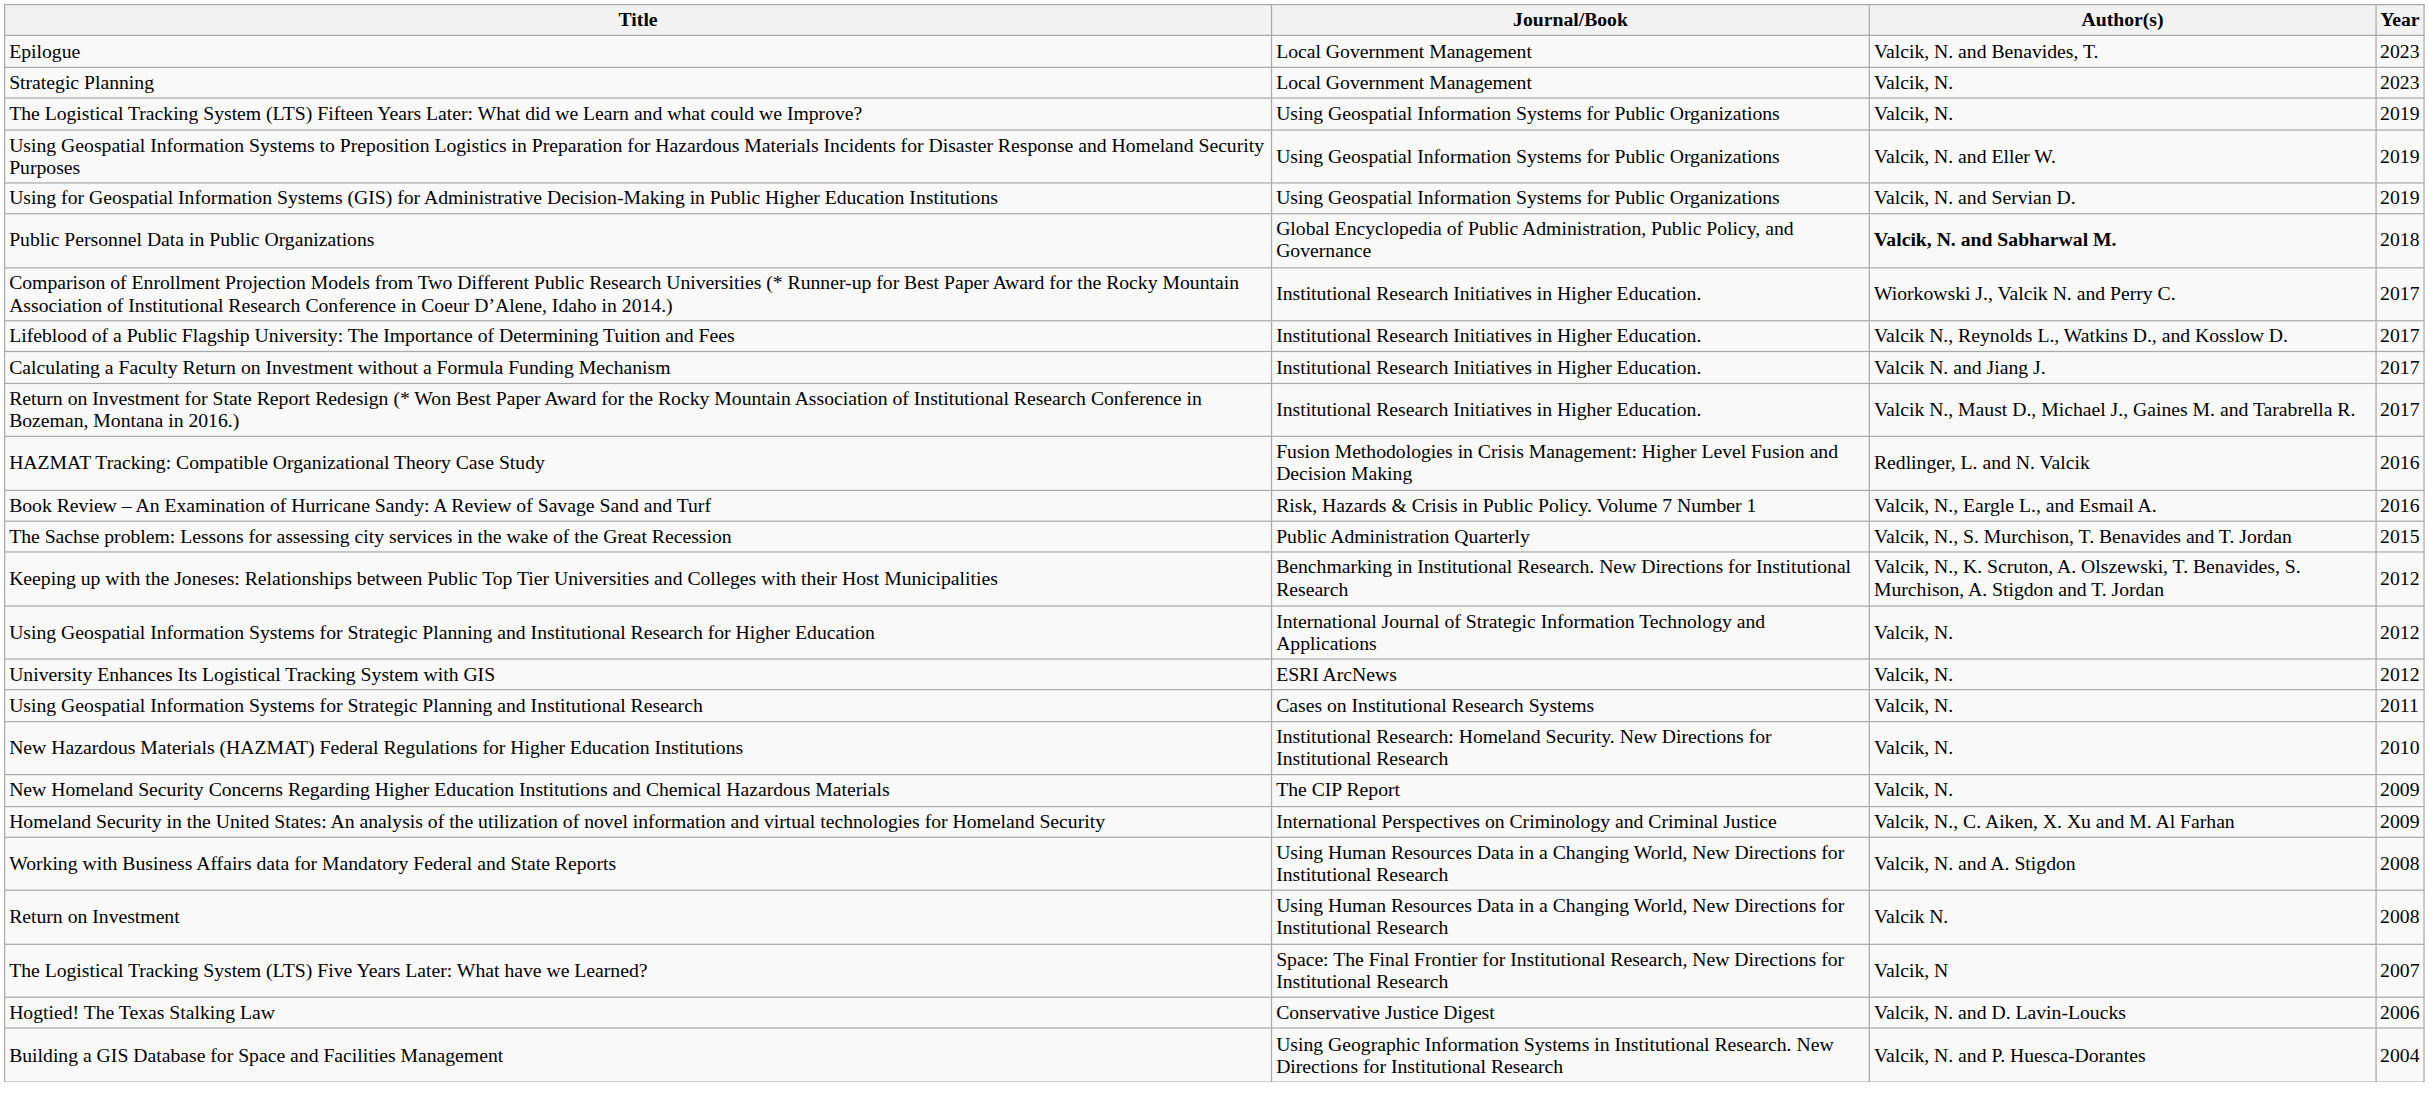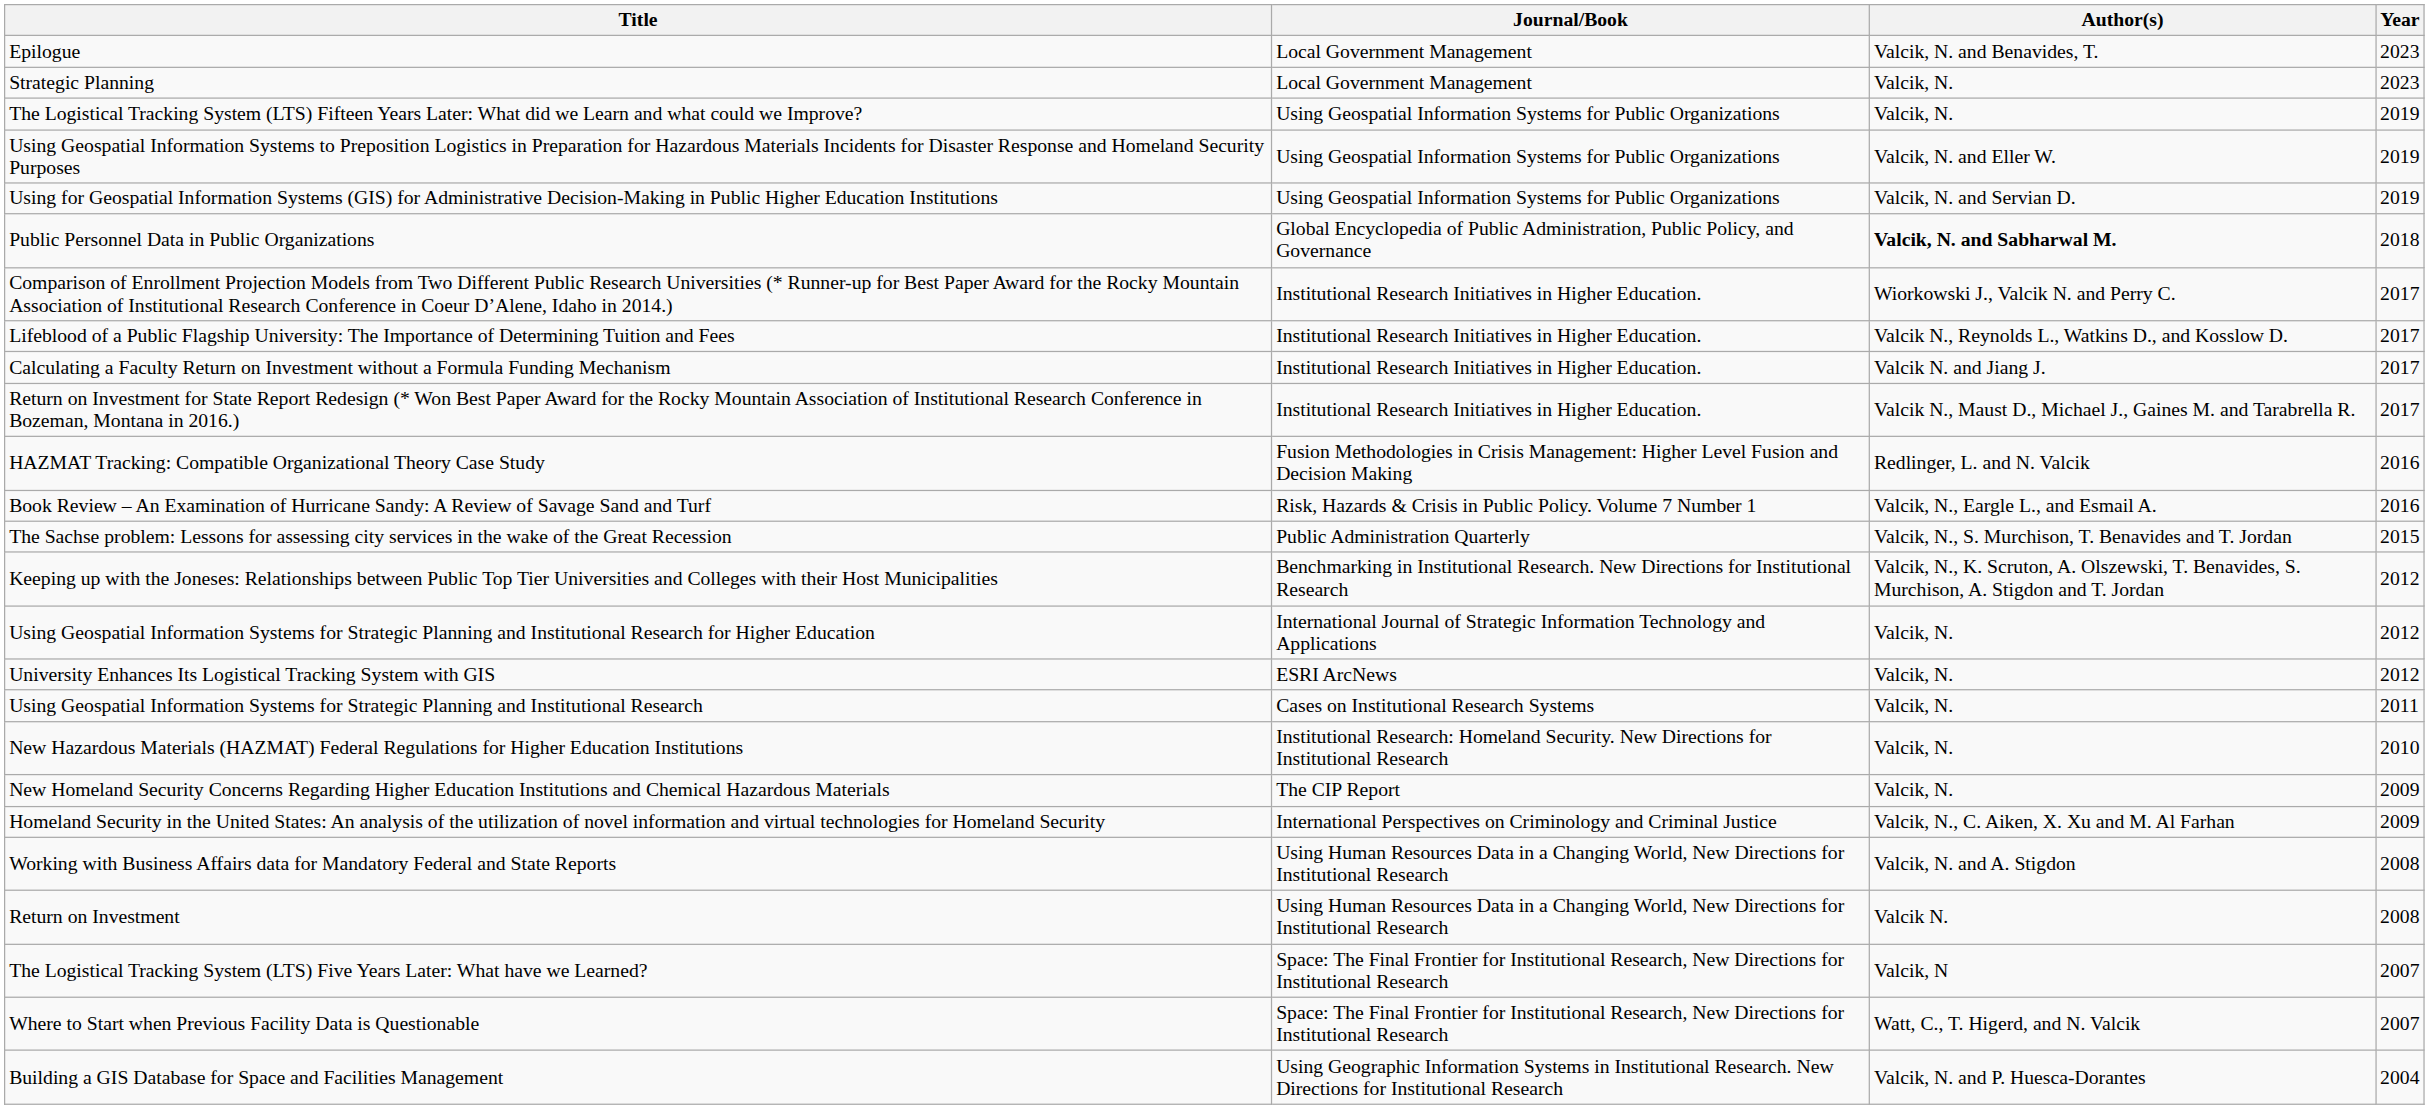+ row: (244, 1023)
- row: (142, 1012)
